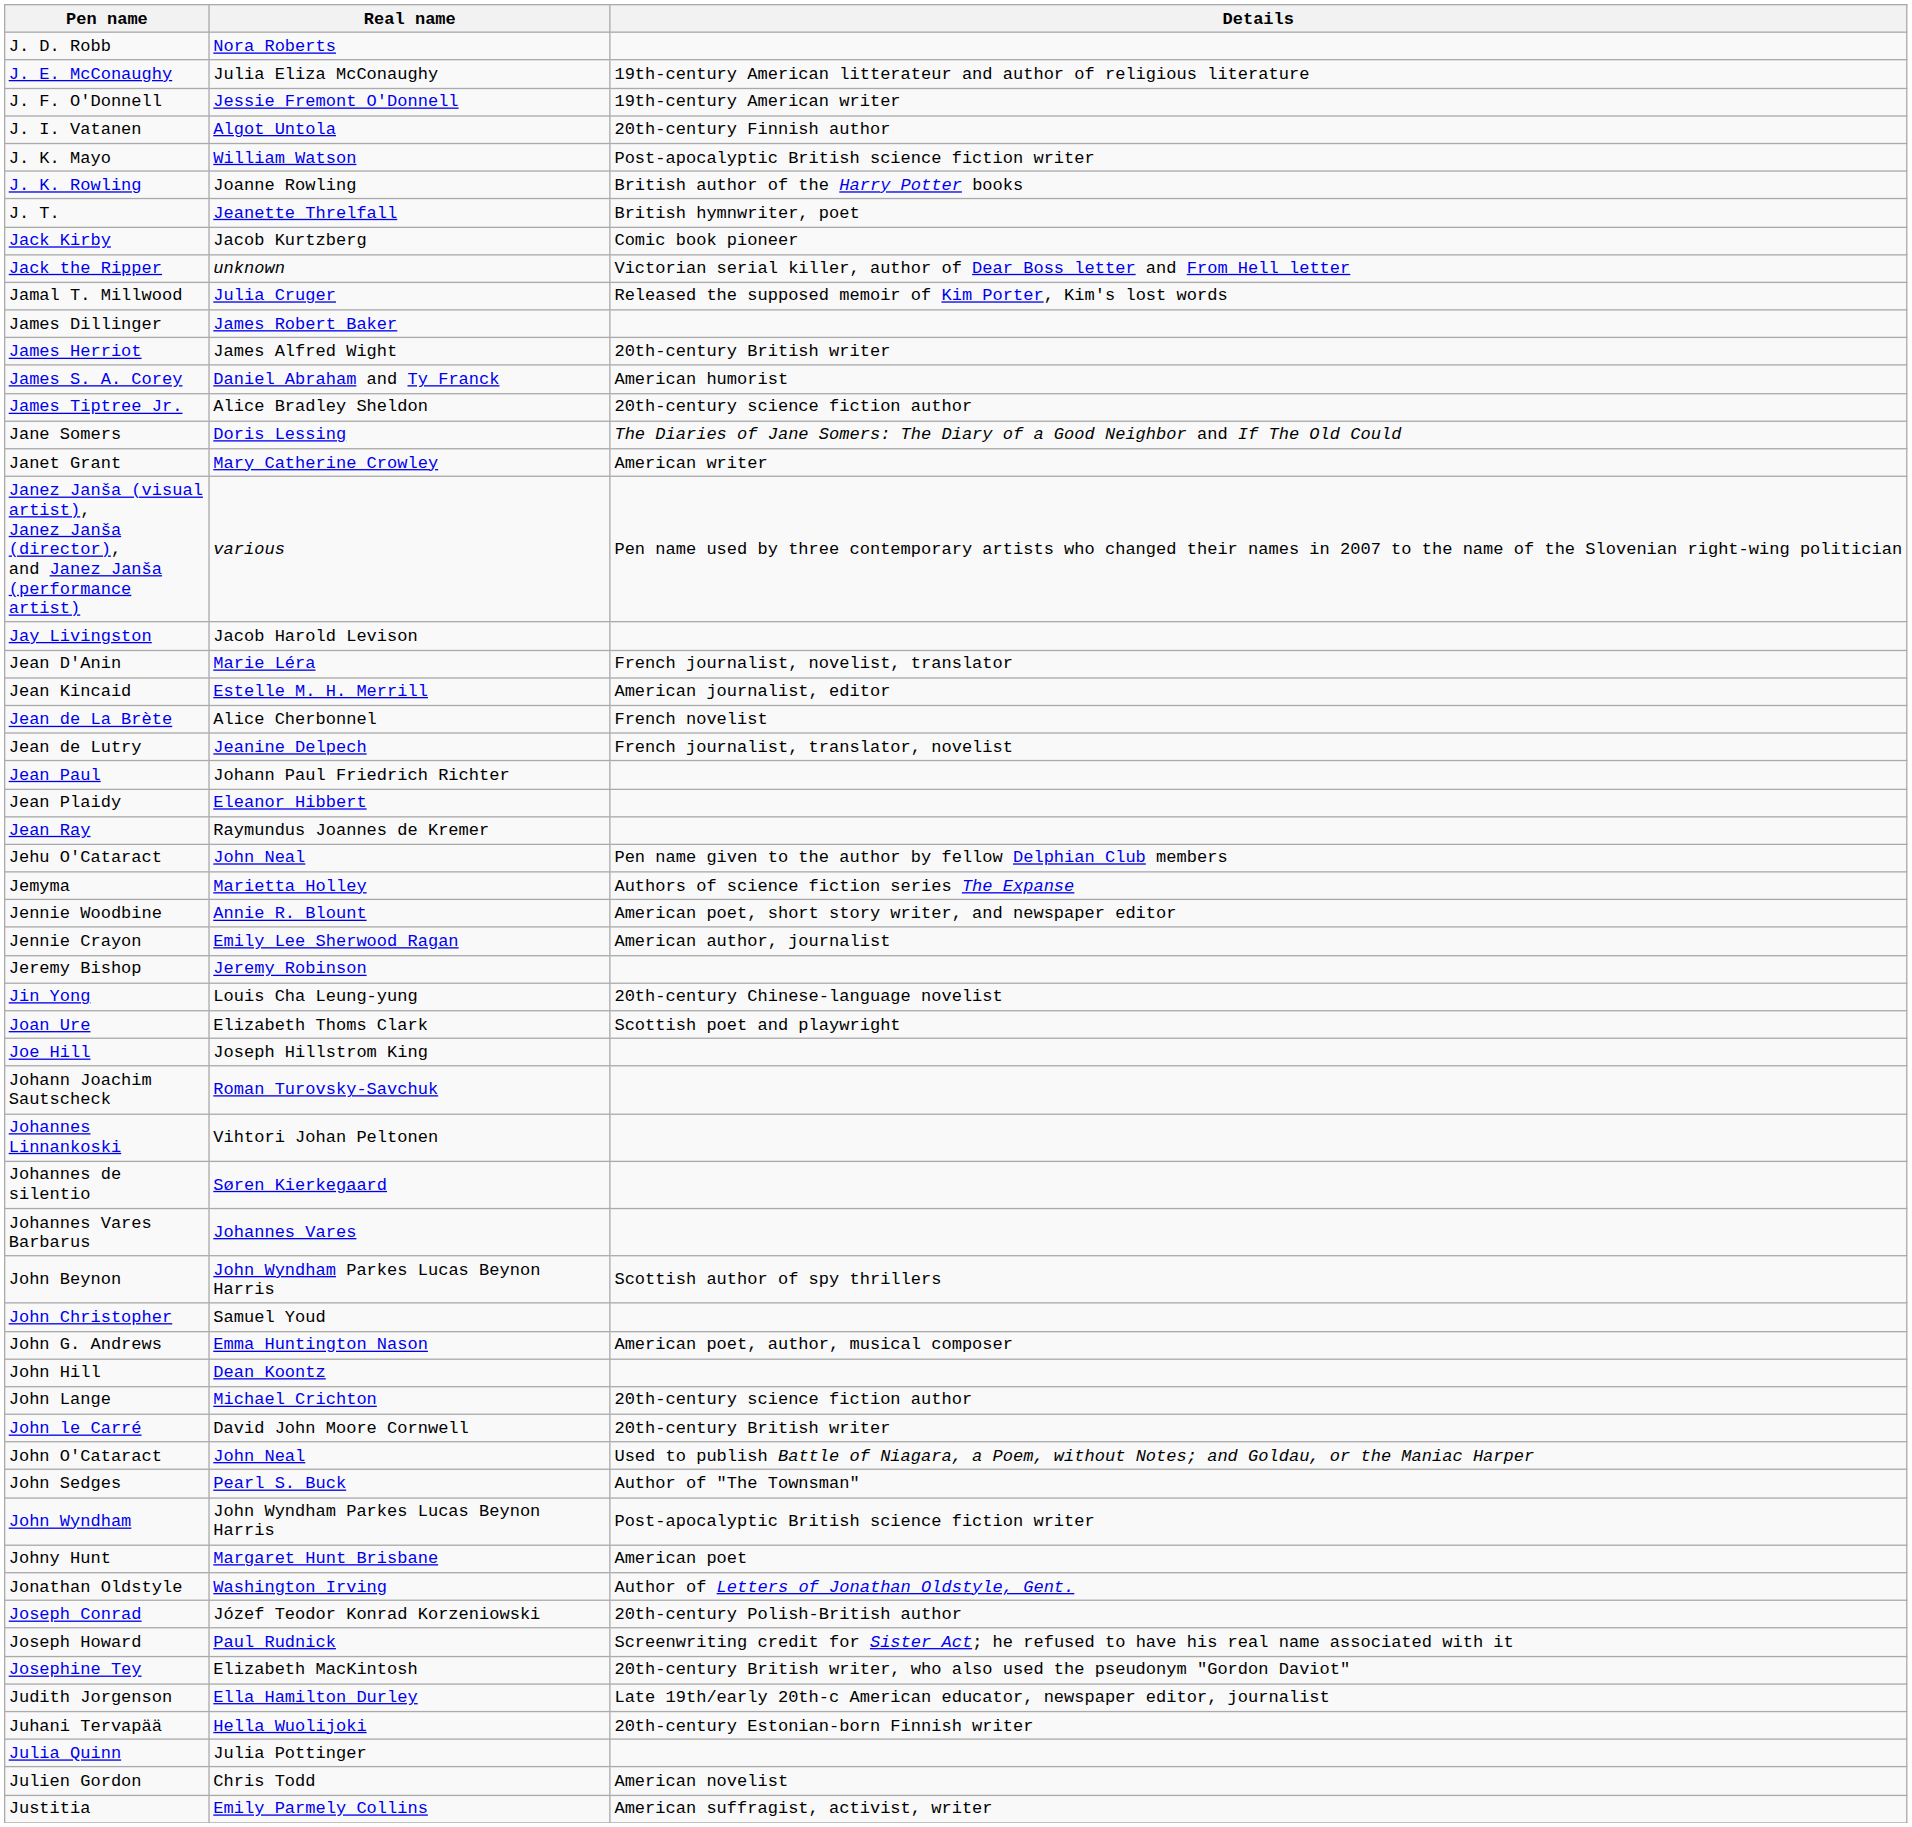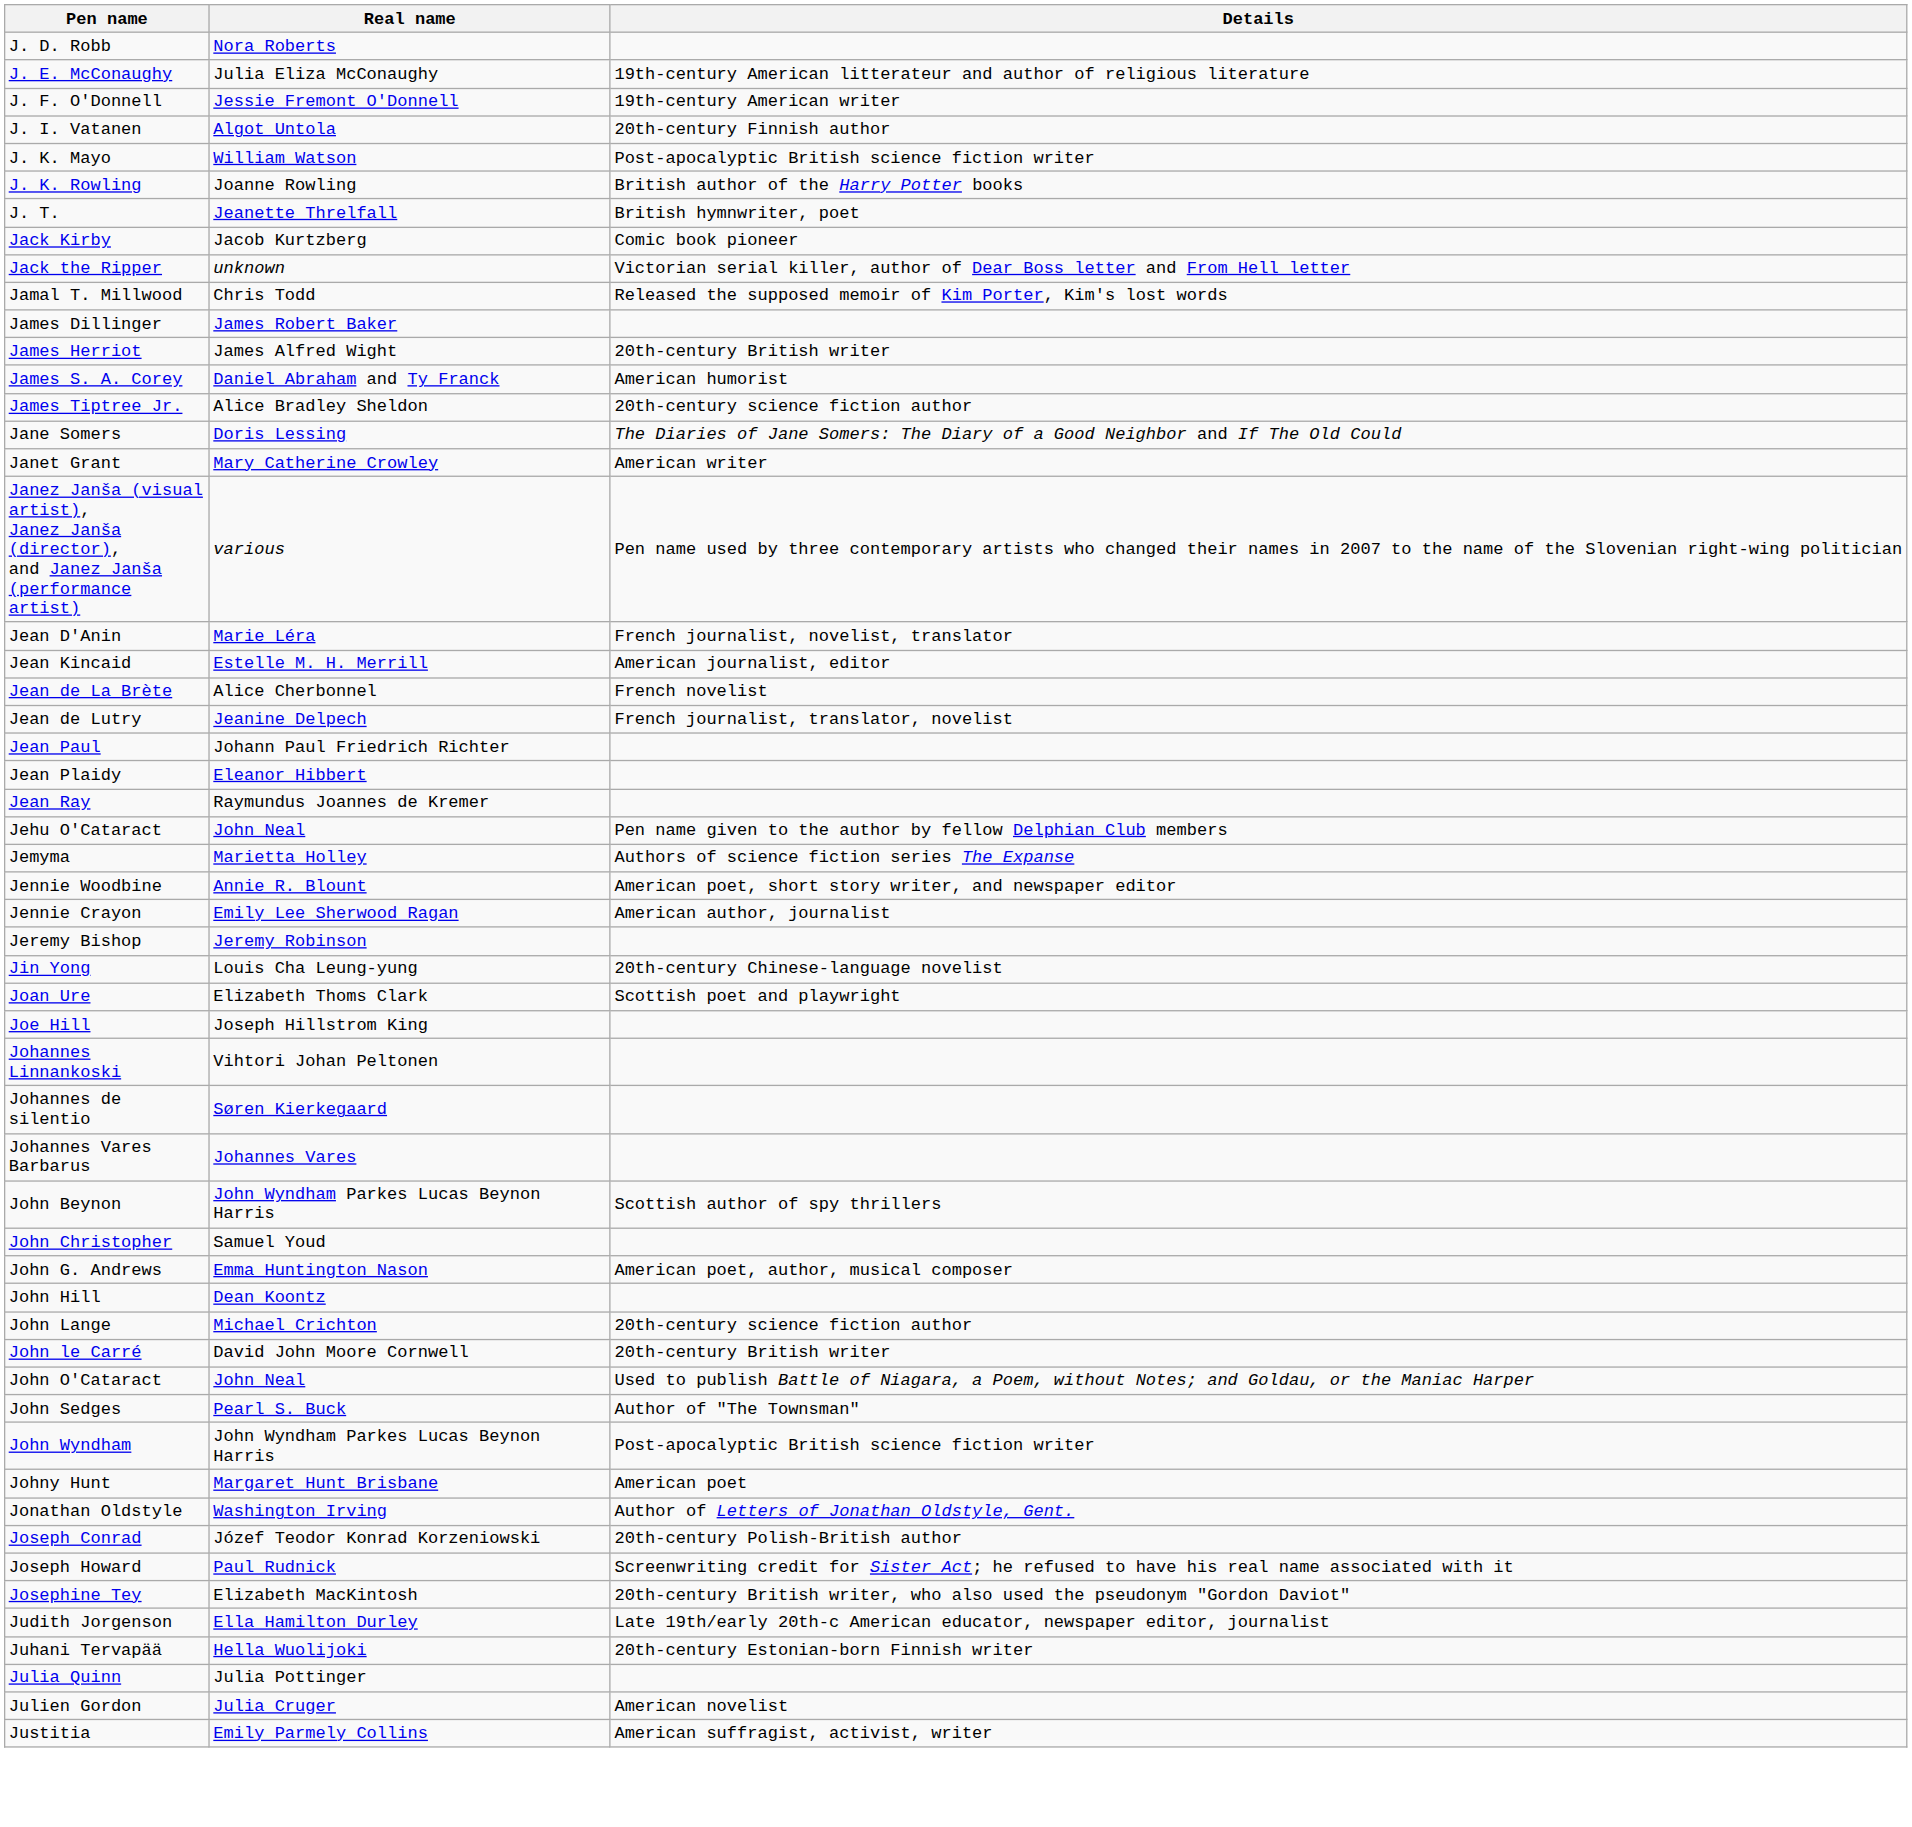(275, 296) Julia Cruger -> (264, 296) Chris Todd
- row: (80, 636)
- row: (80, 1090)
(264, 1781) Chris Todd -> (275, 1706) Julia Cruger
